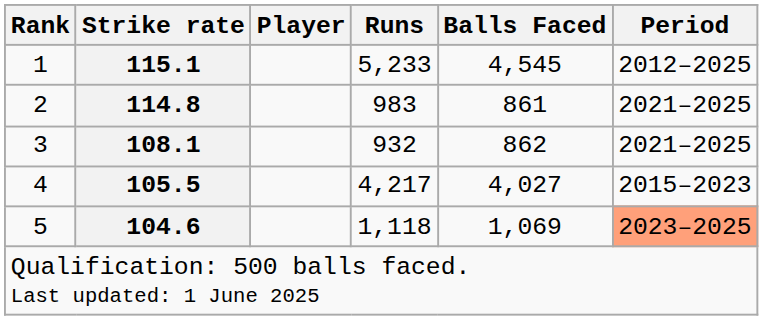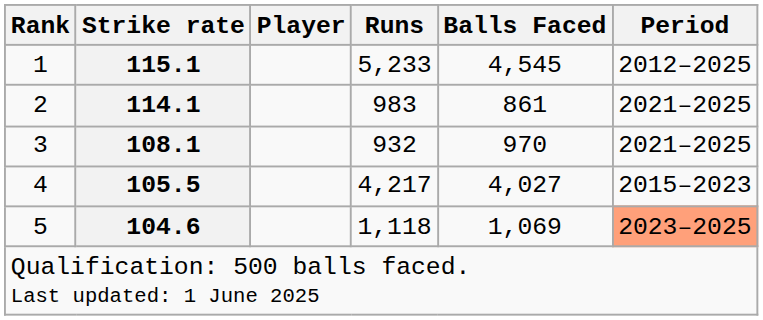(163, 106) 114.8 -> (163, 106) 114.1
(525, 146) 862 -> (525, 146) 970
